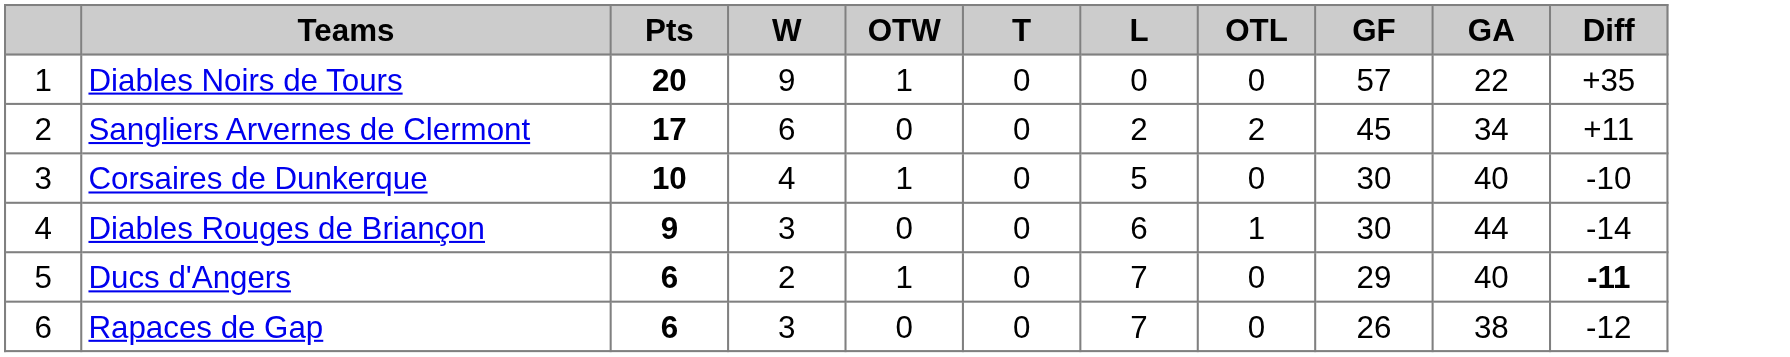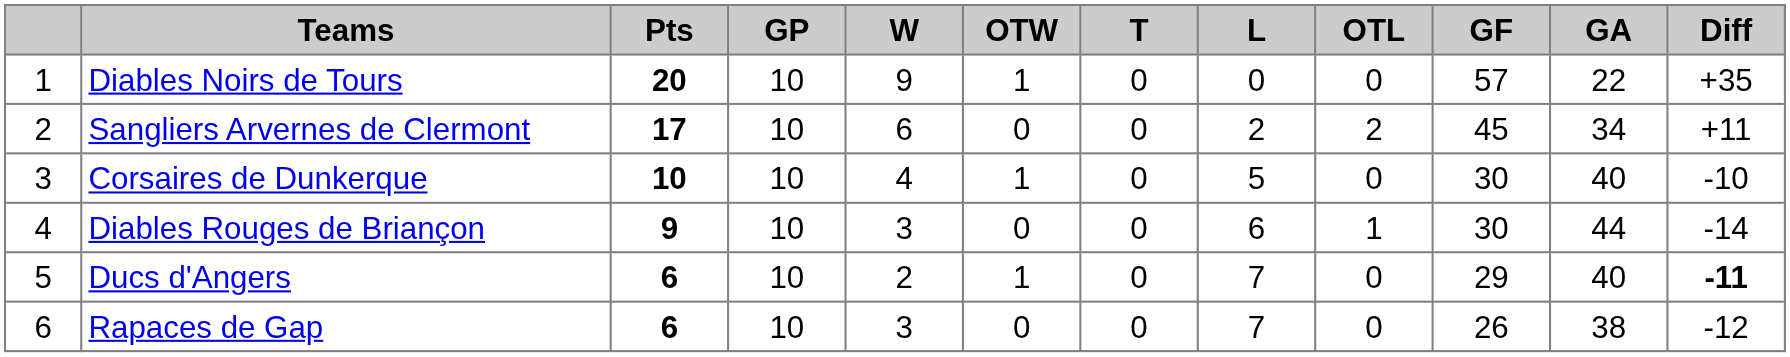+ column: (787, 30)
